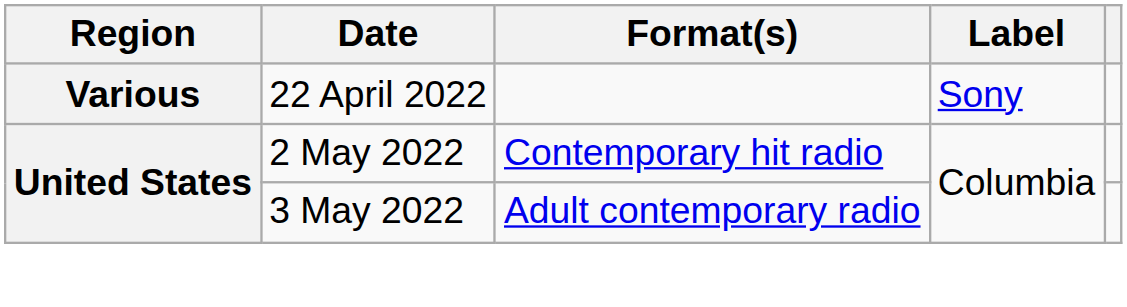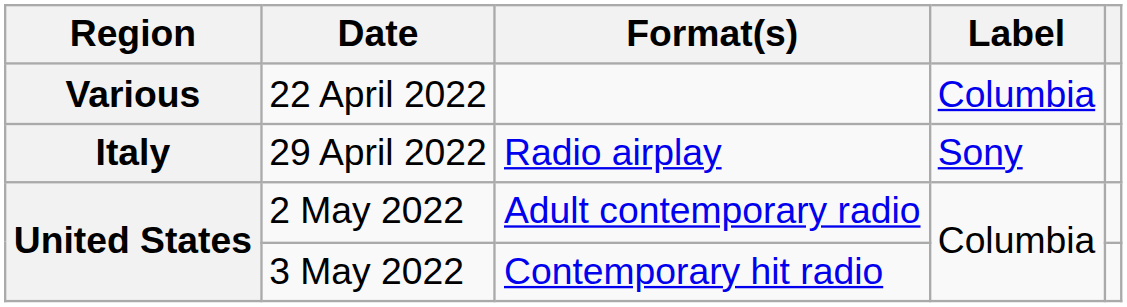(980, 93) Sony -> (1016, 93) Columbia
+ row: (378, 152)
(694, 152) Contemporary hit radio -> (712, 211) Adult contemporary radio
(712, 211) Adult contemporary radio -> (694, 270) Contemporary hit radio
